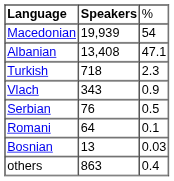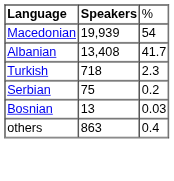(154, 52) 47.1 -> (154, 52) 41.7
- row: (23, 90)
(88, 109) 76 -> (88, 90) 75
(151, 109) 0.5 -> (151, 90) 0.2
- row: (29, 128)
